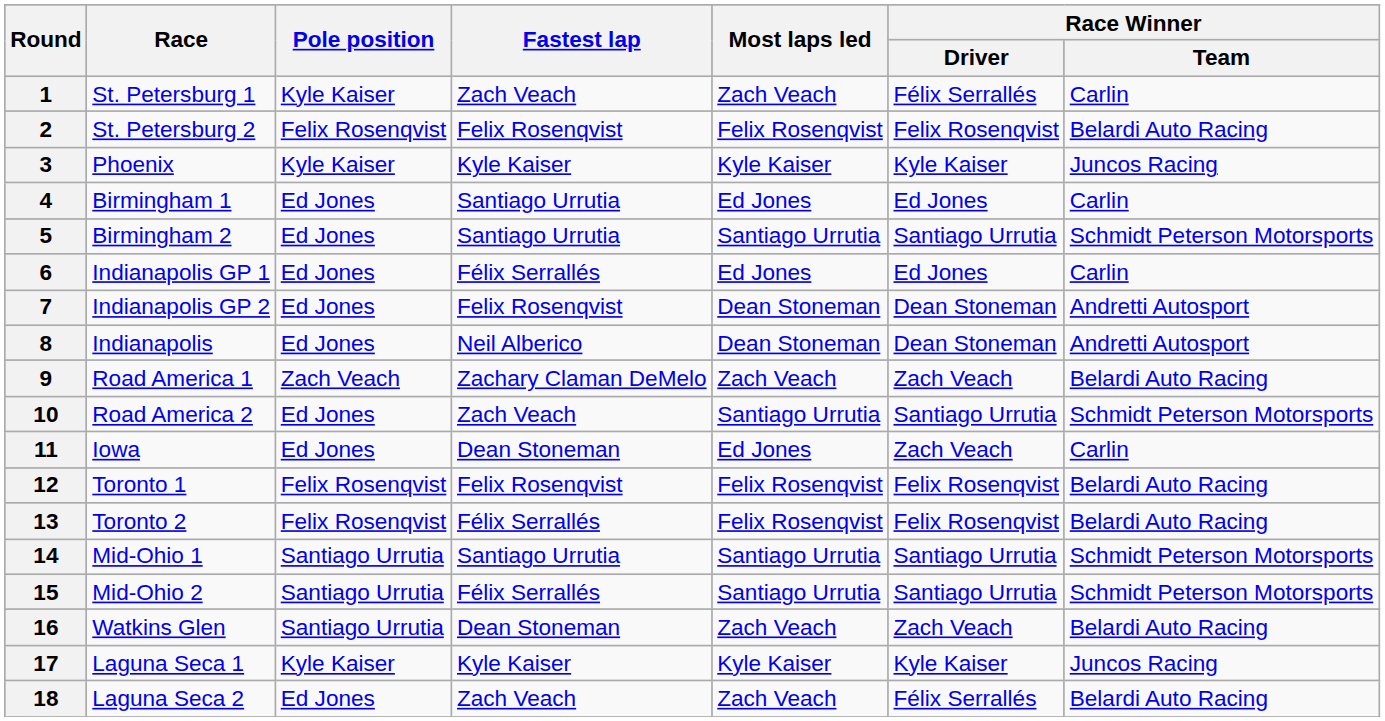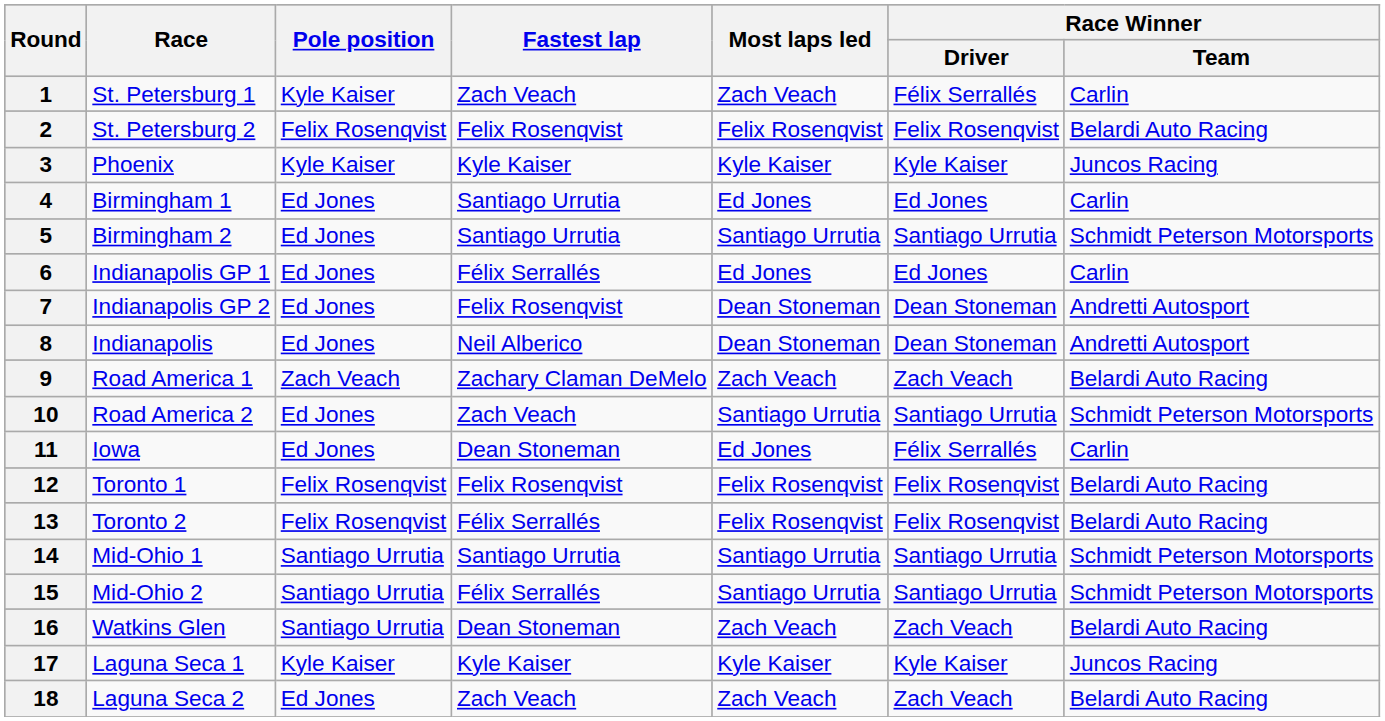(953, 449) Zach Veach -> (965, 449) Félix Serrallés
(965, 698) Félix Serrallés -> (953, 698) Zach Veach
